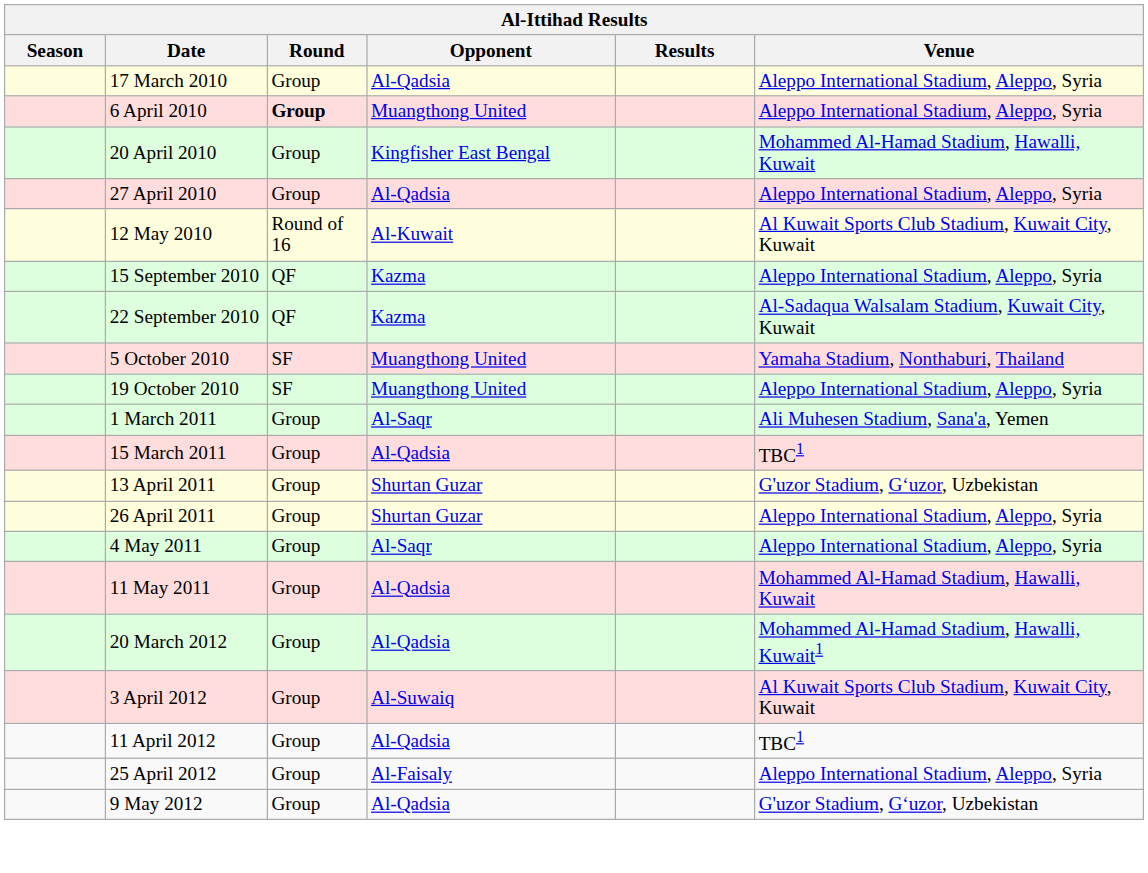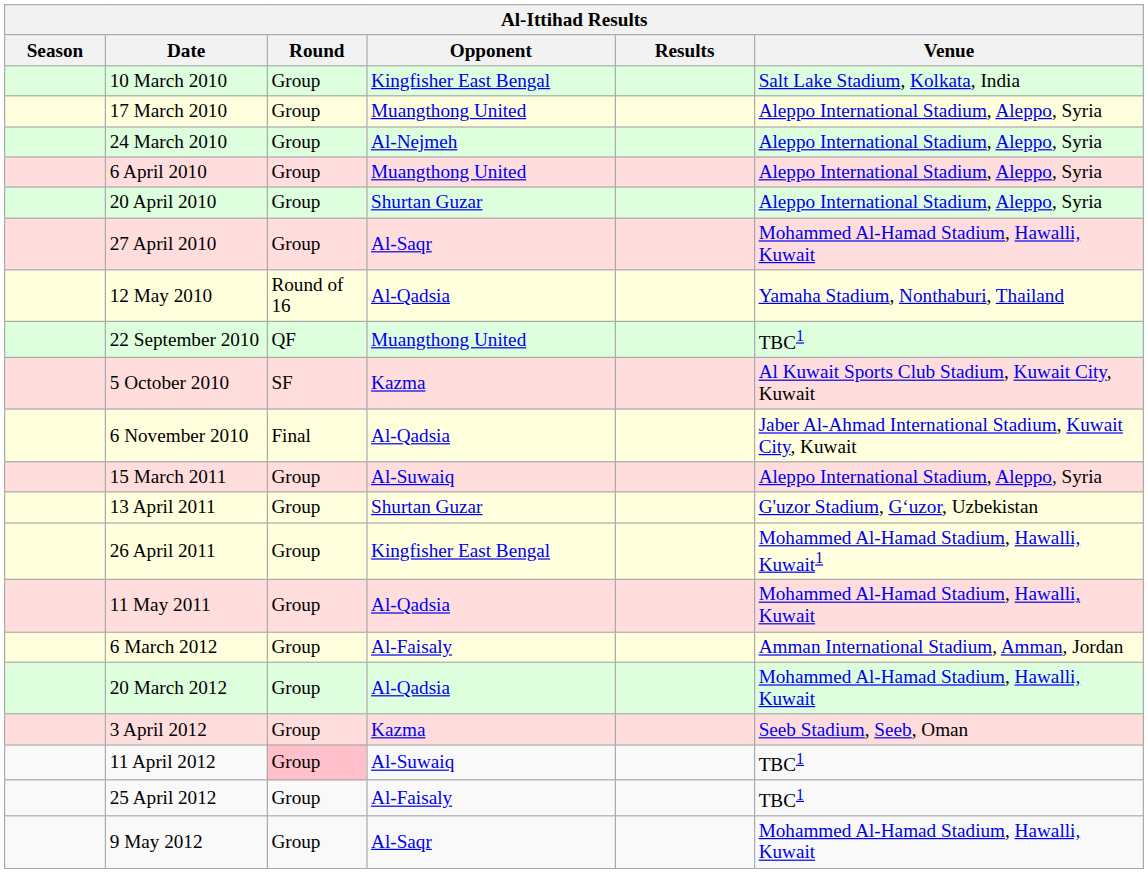+ row: (168, 80)
(411, 80) Al-Qadsia -> (449, 111) Muangthong United
+ row: (168, 141)
(298, 111) bold -> (296, 171) normal
(461, 152) Kingfisher East Bengal -> (427, 202) Shurtan Guzar
(919, 152) Mohammed Al-Hamad Stadium, Hawalli, Kuwait -> (930, 202) Aleppo International Stadium, Aleppo, Syria
(411, 193) Al-Qadsia -> (401, 243) Al-Saqr
(930, 193) Aleppo International Stadium, Aleppo, Syria -> (919, 243) Mohammed Al-Hamad Stadium, Hawalli, Kuwait
(412, 234) Al-Kuwait -> (411, 295) Al-Qadsia
(935, 234) Al Kuwait Sports Club Stadium, Kuwait City, Kuwait -> (911, 295) Yamaha Stadium, Nonthaburi, Thailand
- row: (184, 276)
(398, 317) Kazma -> (449, 339) Muangthong United
(932, 317) Al-Sadaqua Walsalam Stadium, Kuwait City, Kuwait -> (781, 339) TBC1
(449, 358) Muangthong United -> (398, 383) Kazma
(911, 358) Yamaha Stadium, Nonthaburi, Thailand -> (935, 383) Al Kuwait Sports Club Stadium, Kuwait City, Kuwait
- row: (174, 389)
+ row: (179, 435)
- row: (163, 419)
(411, 452) Al-Qadsia -> (413, 476) Al-Suwaiq
(781, 452) TBC1 -> (930, 476) Aleppo International Stadium, Aleppo, Syria
(427, 516) Shurtan Guzar -> (461, 551) Kingfisher East Bengal
(930, 516) Aleppo International Stadium, Aleppo, Syria -> (919, 551) Mohammed Al-Hamad Stadium, Hawalli, Kuwait1
- row: (156, 546)
+ row: (164, 646)
(919, 642) Mohammed Al-Hamad Stadium, Hawalli, Kuwait1 -> (919, 688) Mohammed Al-Hamad Stadium, Hawalli, Kuwait
(413, 697) Al-Suwaiq -> (398, 729) Kazma
(935, 697) Al Kuwait Sports Club Stadium, Kuwait City, Kuwait -> (863, 729) Seeb Stadium, Seeb, Oman
(296, 740) no background -> (296, 762) pink background
(411, 740) Al-Qadsia -> (413, 762) Al-Suwaiq
(930, 773) Aleppo International Stadium, Aleppo, Syria -> (781, 798) TBC1
(411, 804) Al-Qadsia -> (401, 841) Al-Saqr
(898, 804) G'uzor Stadium, G‘uzor, Uzbekistan -> (919, 841) Mohammed Al-Hamad Stadium, Hawalli, Kuwait
